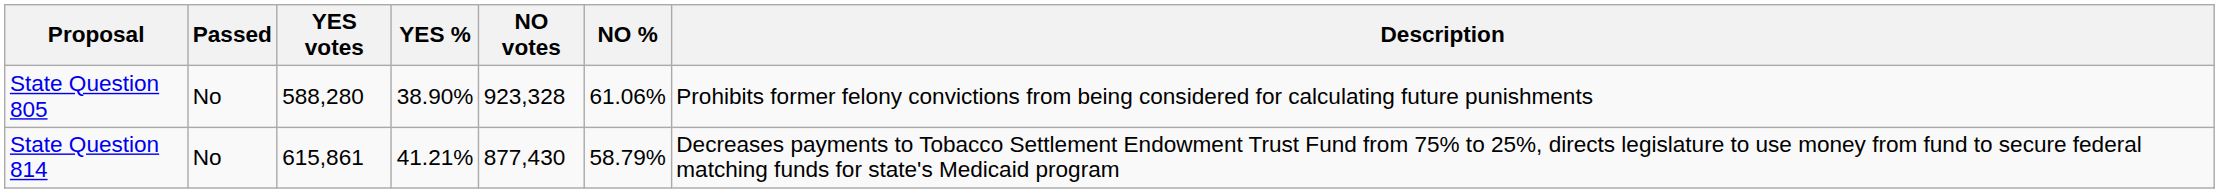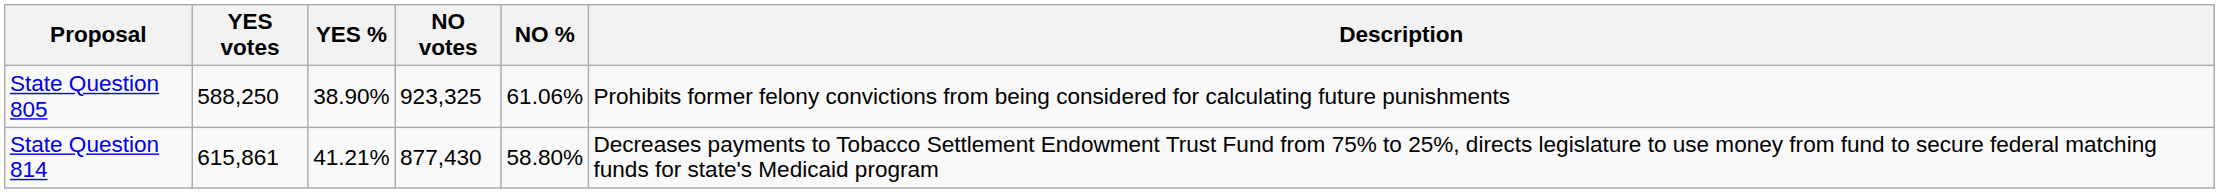- column: (232, 35)
(323, 96) 588,280 -> (238, 96) 588,250
(524, 96) 923,328 -> (441, 96) 923,325
(628, 157) 58.79% -> (545, 157) 58.80%
